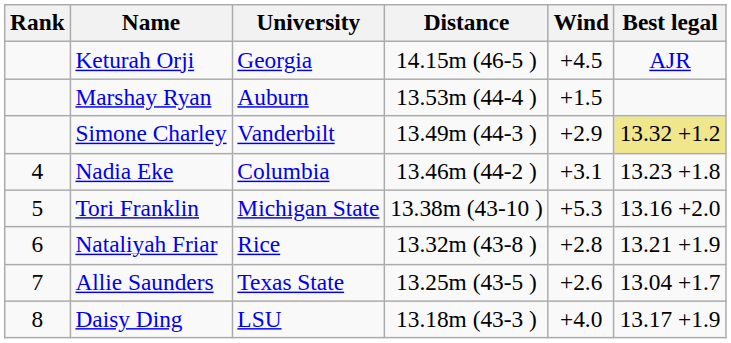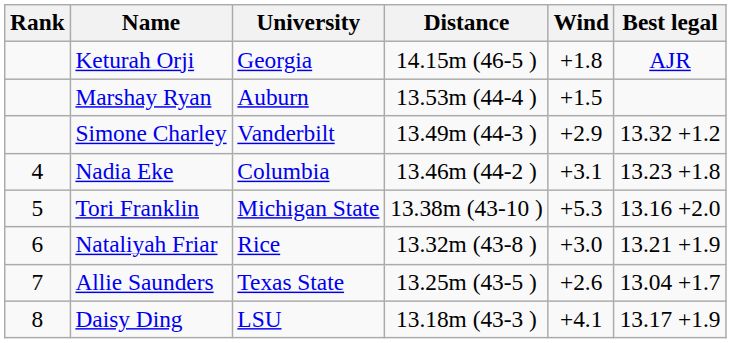(581, 60) +4.5 -> (581, 60) +1.8
(670, 134) khaki background -> (670, 134) no background
(581, 245) +2.8 -> (581, 245) +3.0
(581, 319) +4.0 -> (581, 319) +4.1
